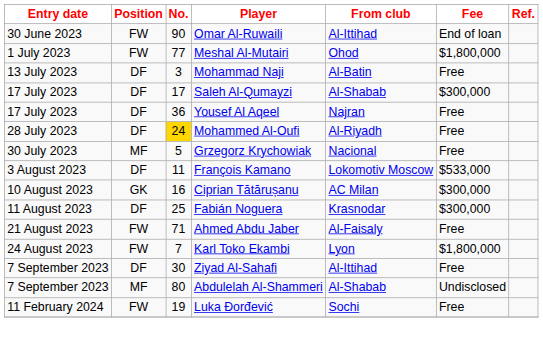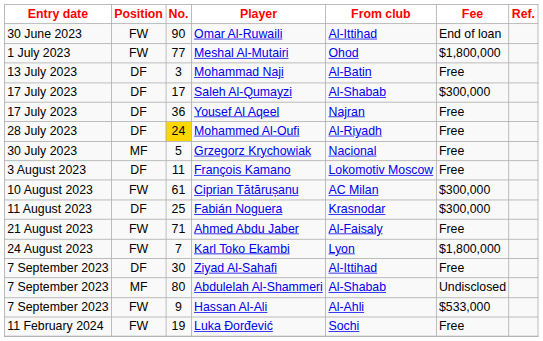(465, 170) $533,000 -> (452, 170) Free
(139, 190) GK -> (139, 190) FW
(178, 190) 16 -> (178, 190) 61
+ row: (231, 307)
